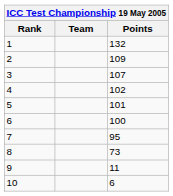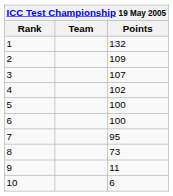(118, 105) 101 -> (118, 105) 100
